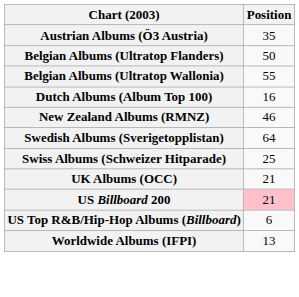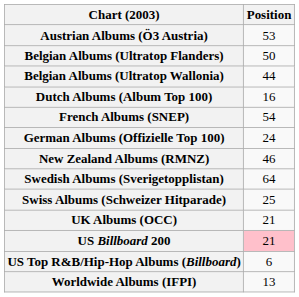(269, 35) 35 -> (269, 35) 53
(269, 76) 55 -> (269, 76) 44
+ row: (124, 117)
+ row: (124, 138)
